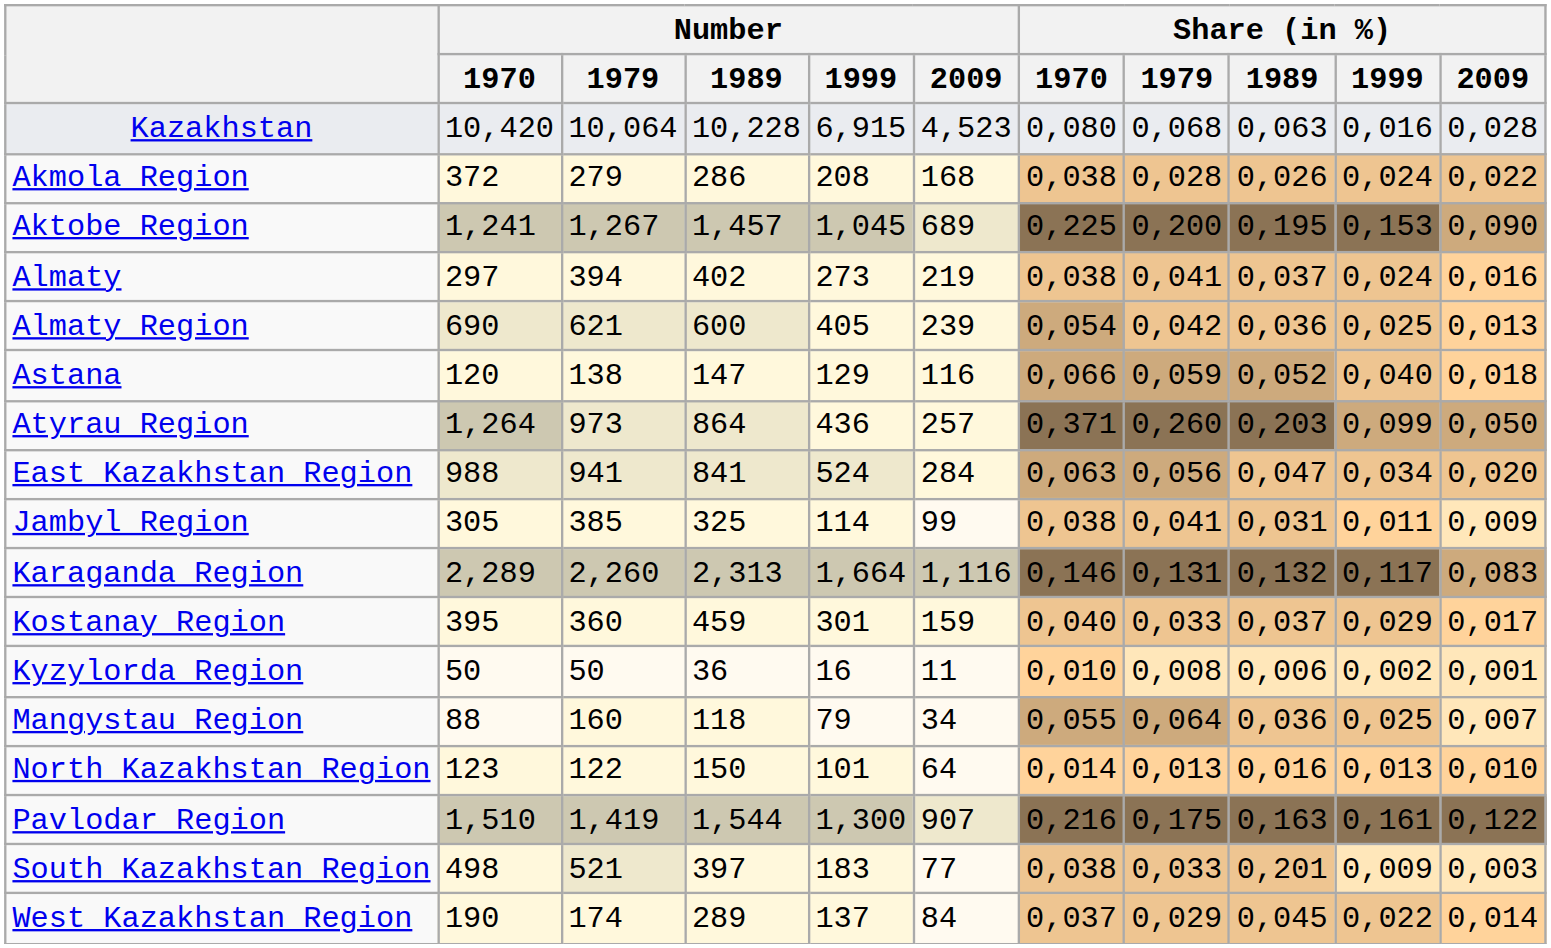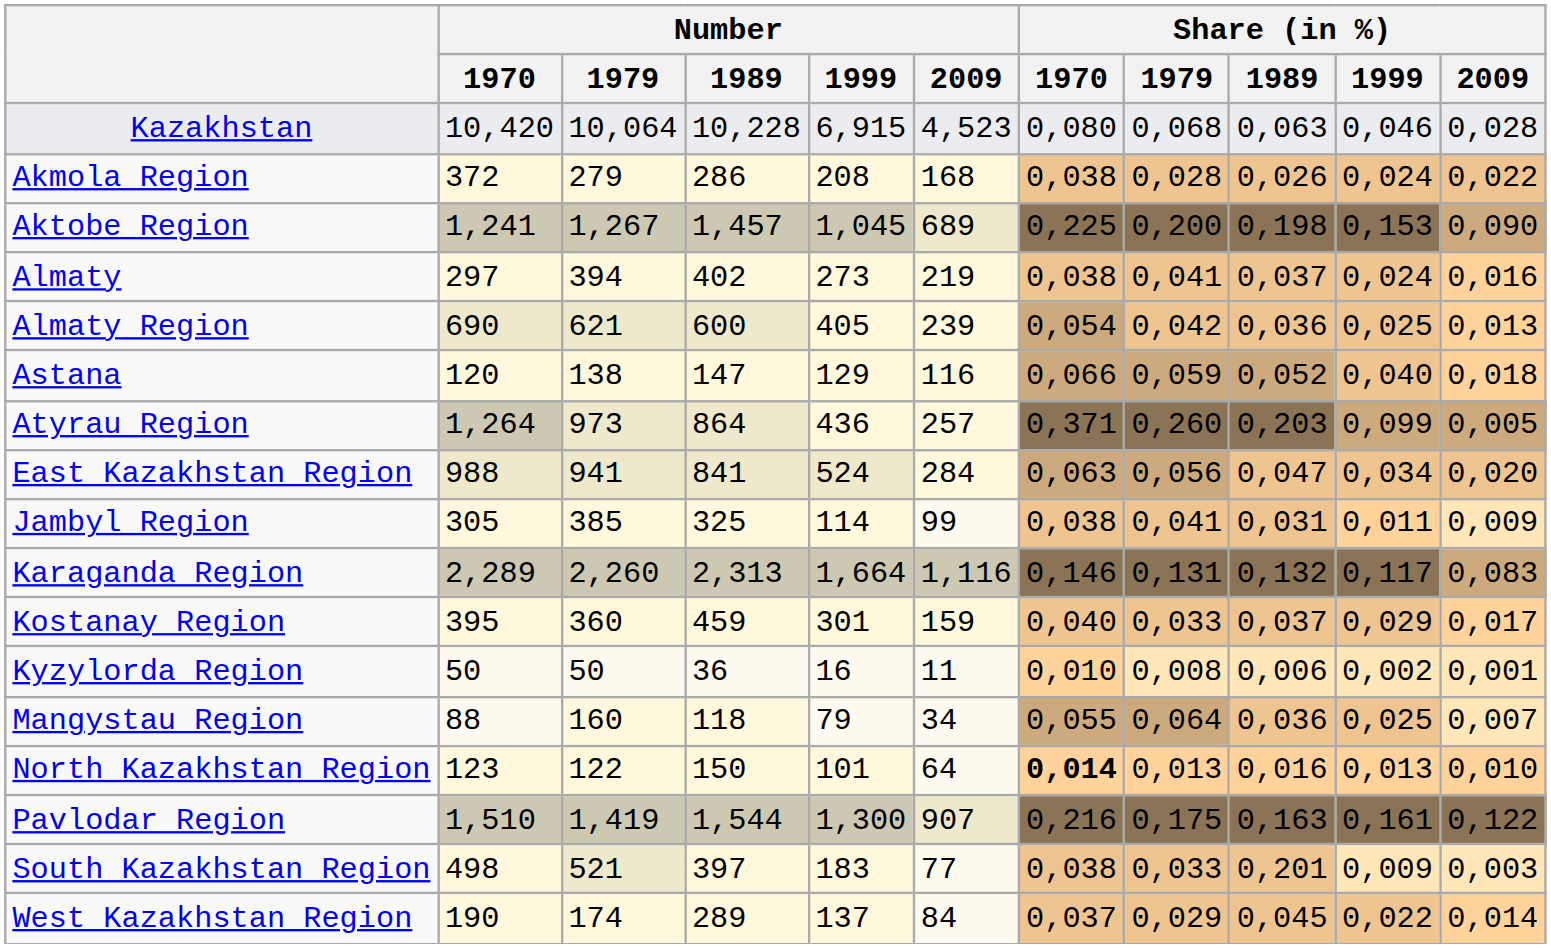(1387, 129) 0,016 -> (1387, 129) 0,046
(1282, 227) 0,195 -> (1282, 227) 0,198
(1493, 425) 0,050 -> (1493, 425) 0,005
(1072, 770) normal -> (1072, 770) bold
